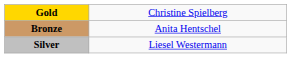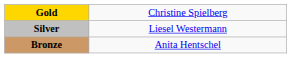rows swapped: (47, 45) <-> (47, 28)
